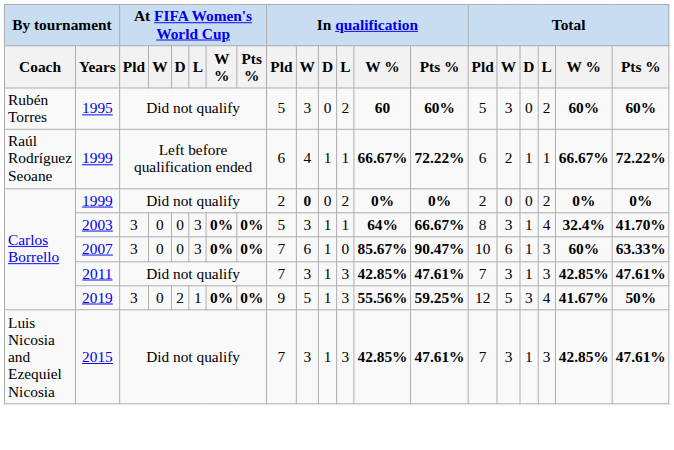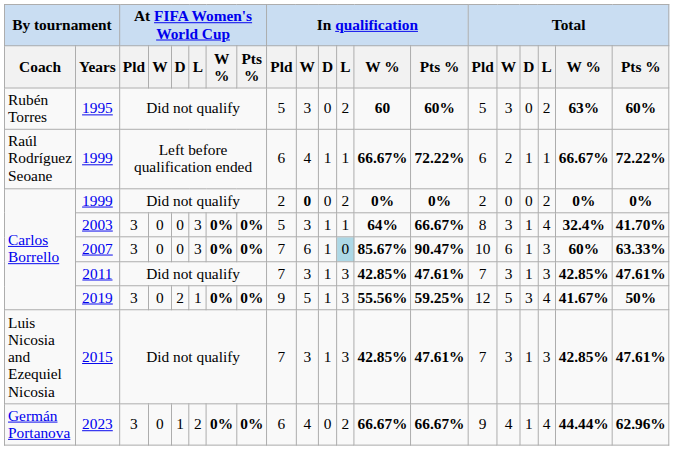(584, 108) 60% -> (584, 108) 63%
(345, 249) no background -> (345, 249) lightblue background
+ row: (39, 424)
